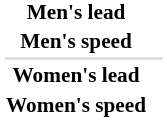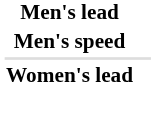- row: (76, 104)
